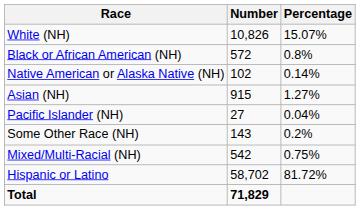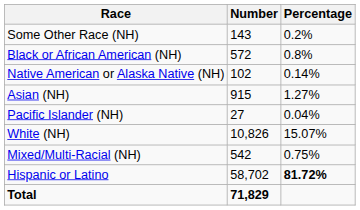rows swapped: (39, 34) <-> (73, 134)
(305, 174) normal -> (305, 174) bold
